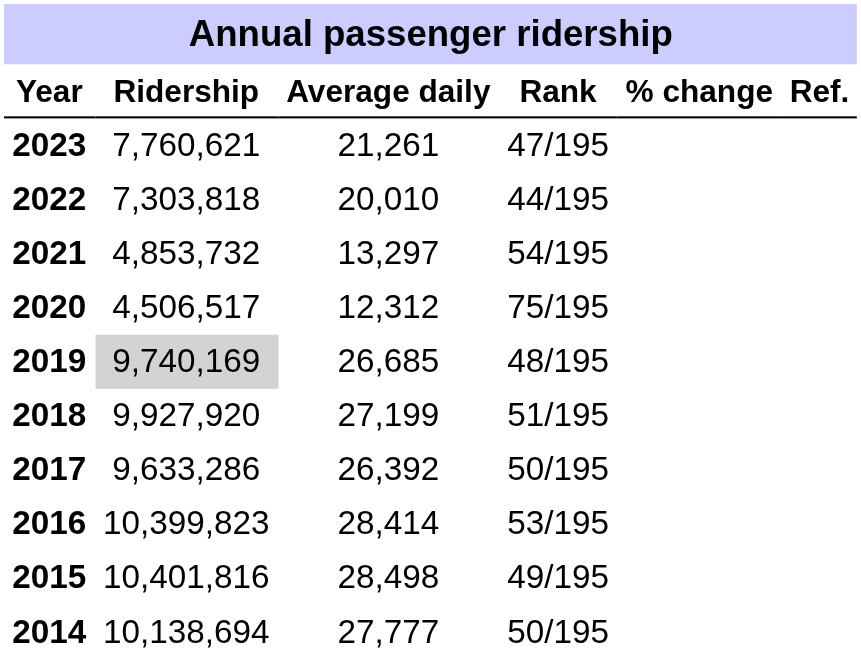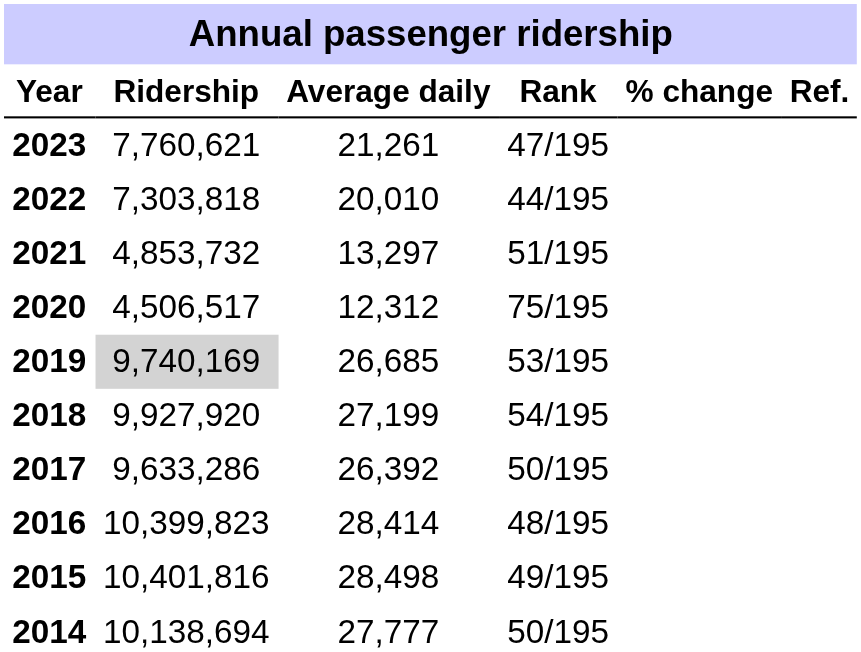(558, 253) 54/195 -> (558, 253) 51/195
(558, 361) 48/195 -> (558, 361) 53/195
(558, 415) 51/195 -> (558, 415) 54/195
(558, 523) 53/195 -> (558, 523) 48/195
